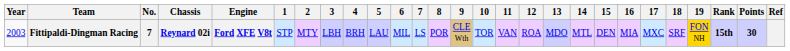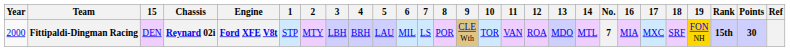columns swapped: (149, 11) <-> (606, 11)
(16, 32) 2003 -> (16, 32) 2000
